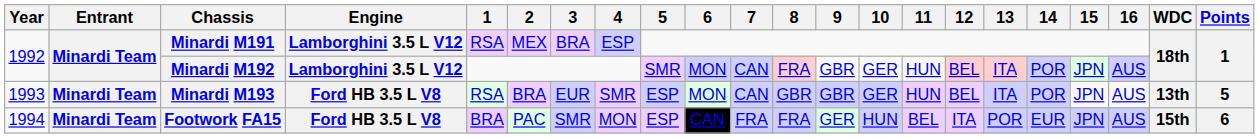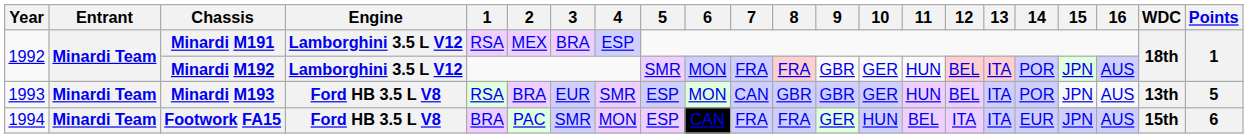(751, 69) CAN -> (751, 69) FRA
(1005, 120) POR -> (999, 120) ITA
